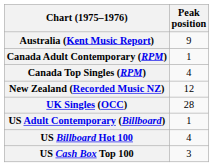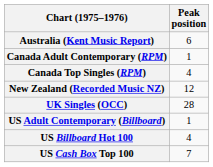(189, 40) 9 -> (189, 40) 6
(189, 154) 3 -> (189, 154) 7
